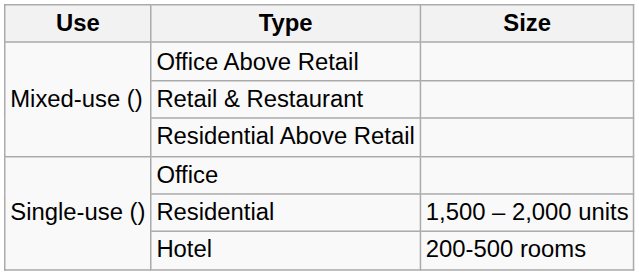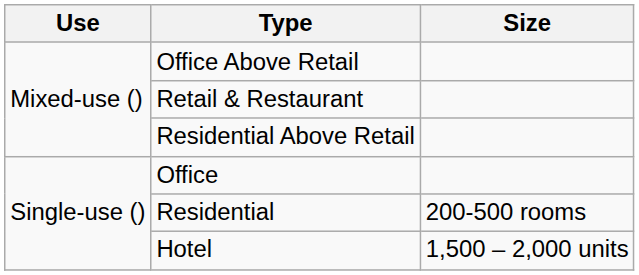(527, 212) 1,500 – 2,000 units -> (506, 212) 200-500 rooms
(506, 250) 200-500 rooms -> (527, 250) 1,500 – 2,000 units
